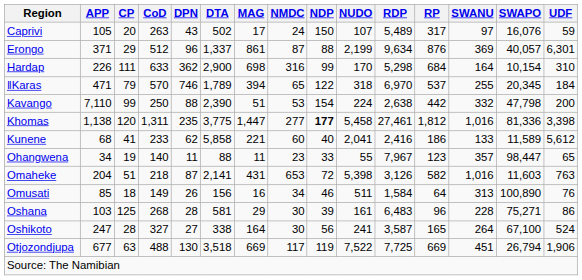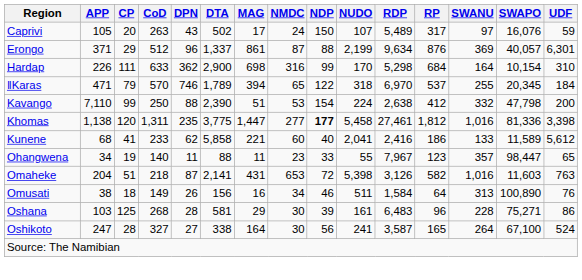(437, 103) 442 -> (437, 103) 412
(105, 193) 85 -> (105, 193) 38
- row: (40, 247)
